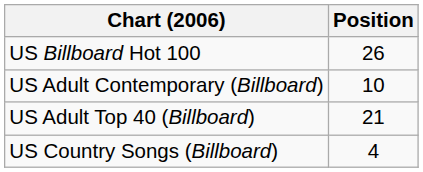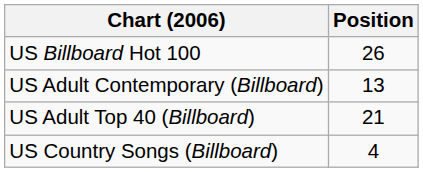(373, 85) 10 -> (373, 85) 13
